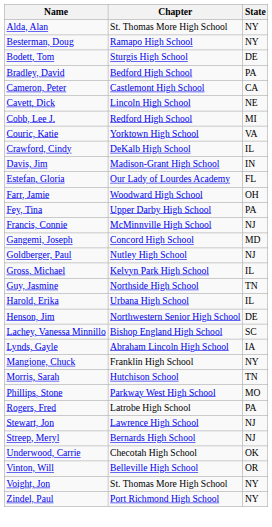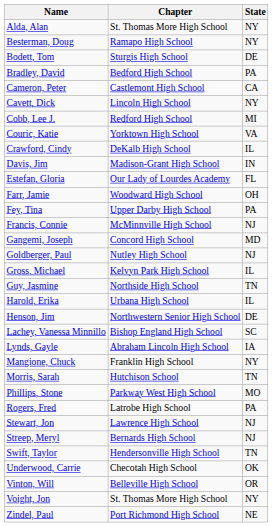(251, 103) NE -> (252, 103) NY
+ row: (32, 453)
(252, 499) NY -> (251, 514) NE
